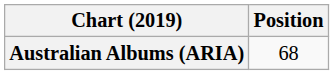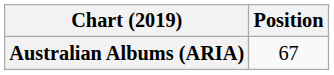(289, 52) 68 -> (289, 52) 67
